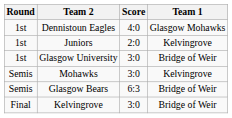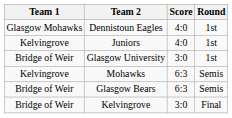columns swapped: (188, 12) <-> (21, 12)
(134, 43) 2:0 -> (181, 43) 4:0
(134, 74) 3:0 -> (181, 74) 6:3
